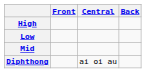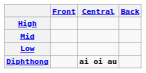rows swapped: (27, 49) <-> (27, 36)
(98, 62) normal -> (98, 62) bold
